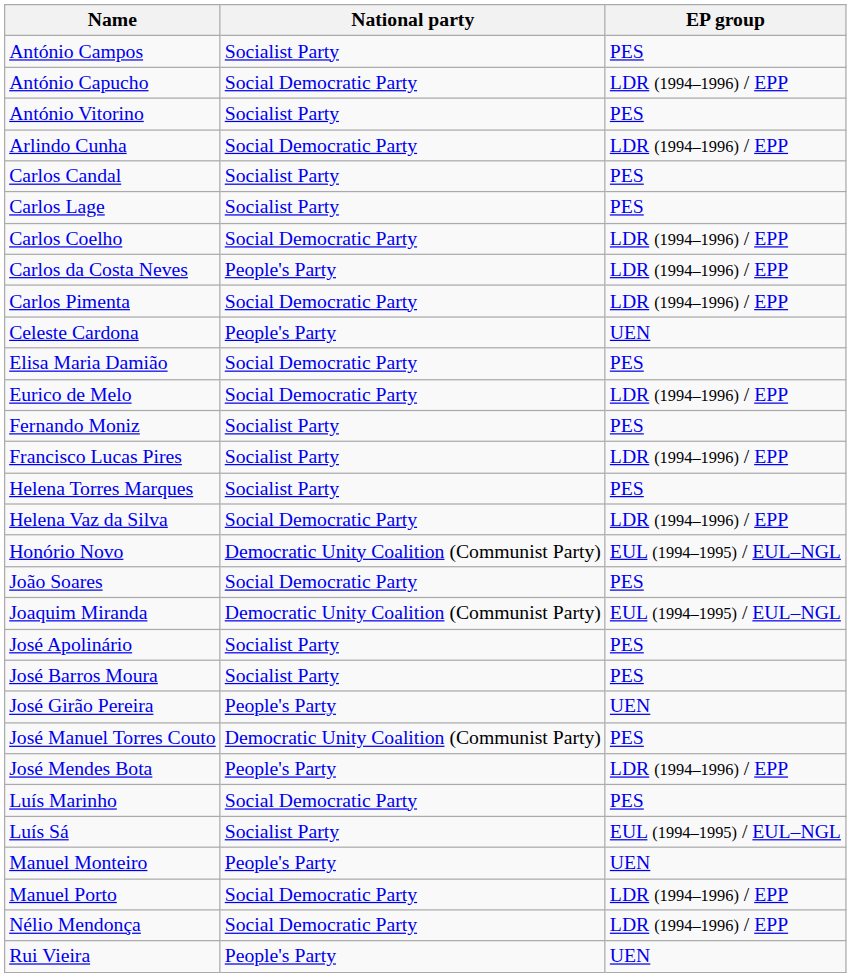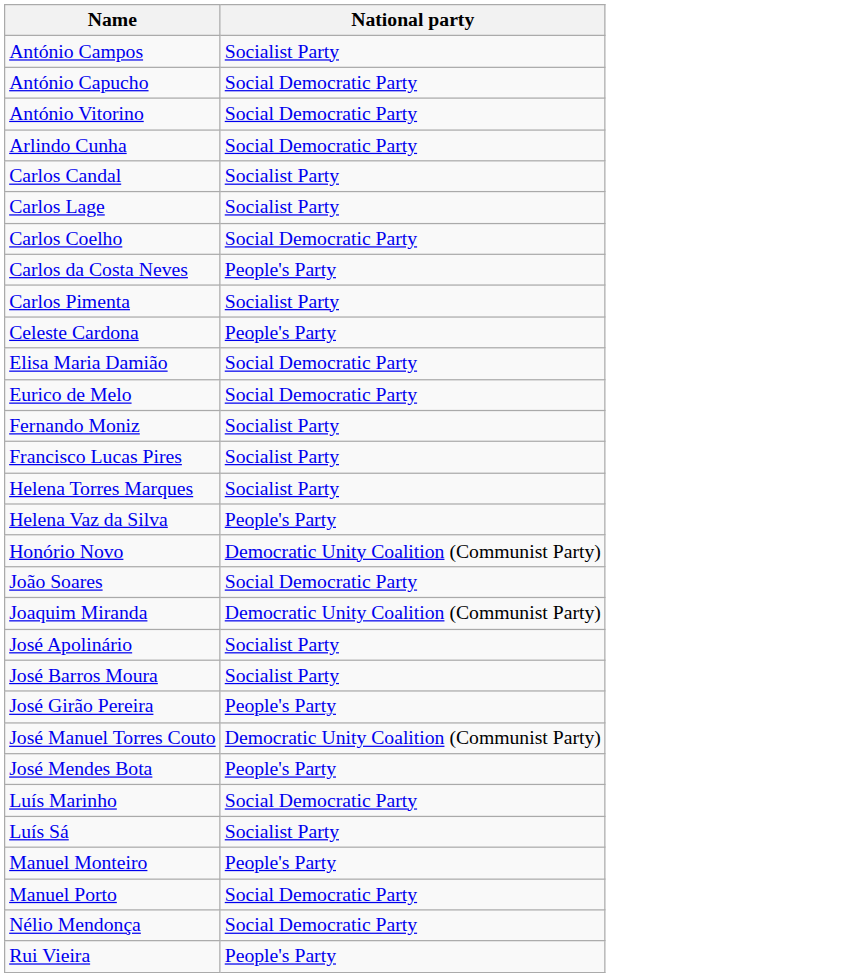- column: (725, 20)
(282, 113) Socialist Party -> (321, 113) Social Democratic Party
(321, 301) Social Democratic Party -> (282, 301) Socialist Party
(321, 519) Social Democratic Party -> (280, 519) People's Party
